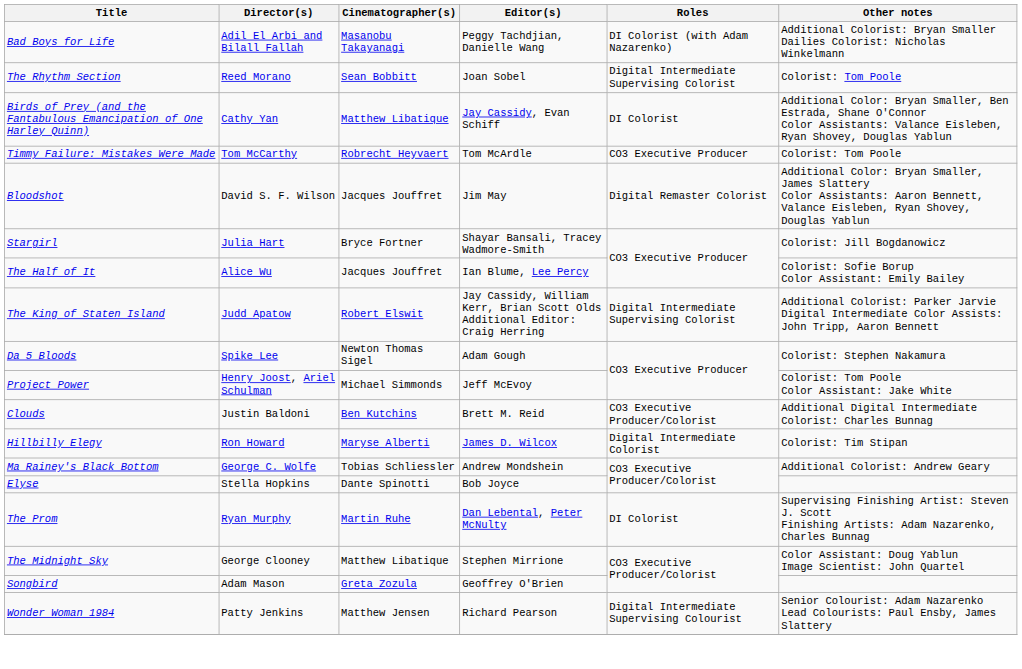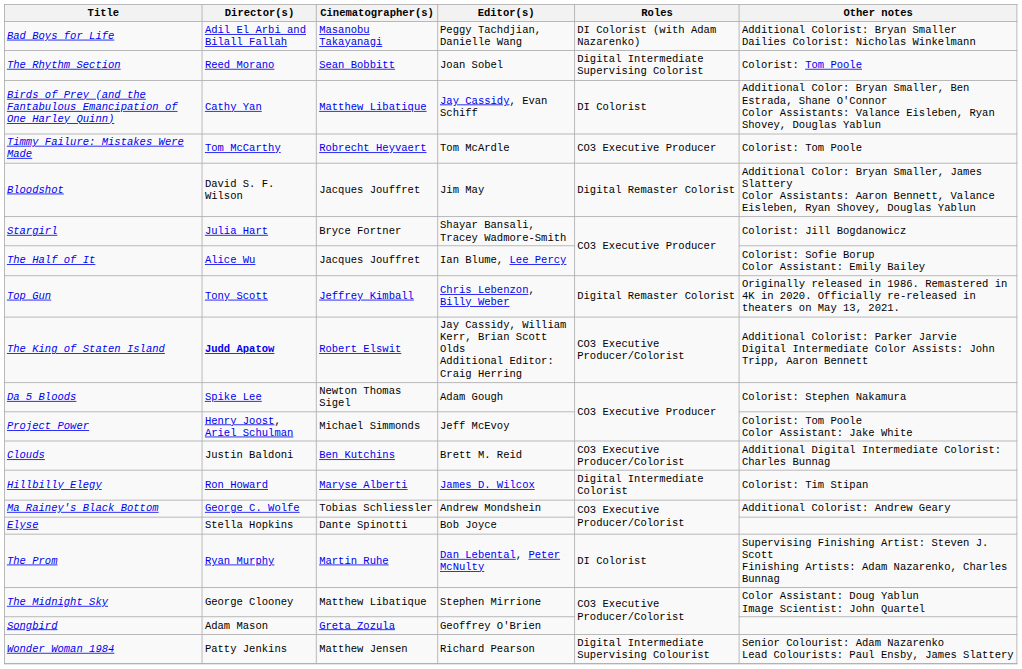+ row: (29, 296)
(256, 314) normal -> (240, 350) bold
(672, 314) Digital Intermediate Supervising Colorist -> (631, 350) CO3 Executive Producer/Colorist
